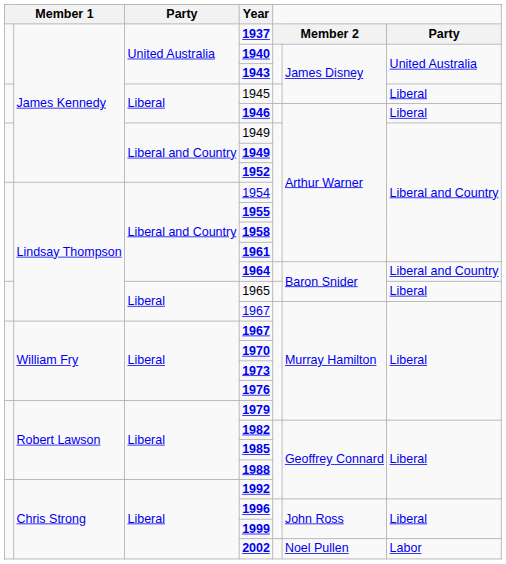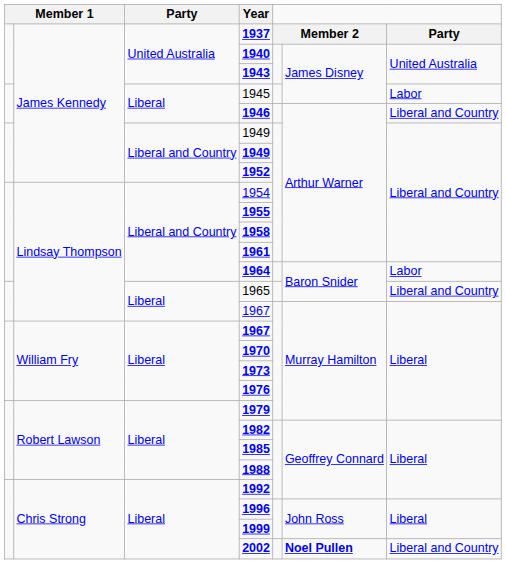(408, 93) Liberal -> (406, 93) Labor
(408, 113) Liberal -> (444, 113) Liberal and Country
(444, 271) Liberal and Country -> (406, 271) Labor
(408, 291) Liberal -> (444, 291) Liberal and Country
(317, 548) normal -> (319, 548) bold
(406, 548) Labor -> (444, 548) Liberal and Country
